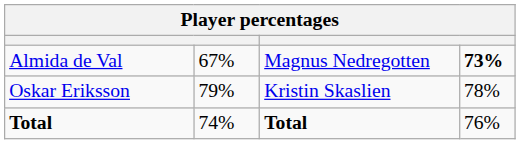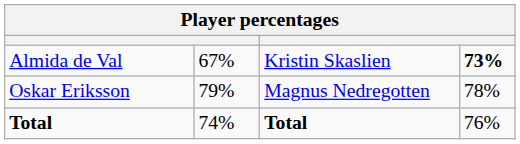(347, 60) Magnus Nedregotten -> (327, 60) Kristin Skaslien
(327, 91) Kristin Skaslien -> (347, 91) Magnus Nedregotten
